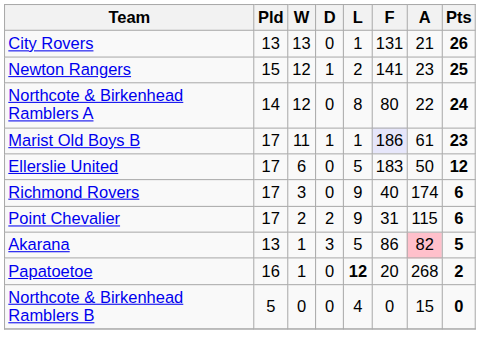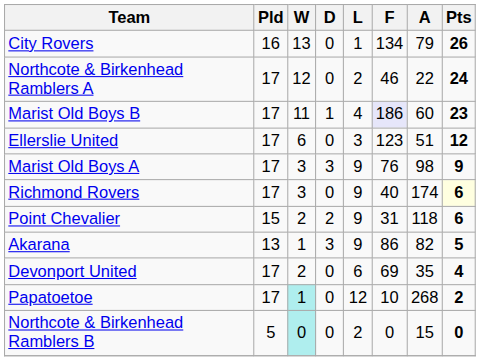(271, 43) 13 -> (271, 43) 16
(390, 43) 131 -> (390, 43) 134
(425, 43) 21 -> (425, 43) 79
- row: (70, 69)
(271, 105) 14 -> (271, 79) 17
(358, 105) 8 -> (358, 79) 2
(390, 105) 80 -> (390, 79) 46
(358, 140) 1 -> (358, 114) 4
(425, 140) 61 -> (425, 114) 60
(358, 166) 5 -> (358, 140) 3
(390, 166) 183 -> (390, 140) 123
(425, 166) 50 -> (425, 140) 51
+ row: (74, 166)
(459, 192) no background -> (459, 192) lightyellow background
(271, 219) 17 -> (271, 219) 15
(425, 219) 115 -> (425, 219) 118
(358, 245) 5 -> (358, 245) 9
(425, 245) pink background -> (425, 245) no background
+ row: (72, 271)
(271, 271) 16 -> (271, 297) 17
(301, 271) no background -> (301, 297) paleturquoise background
(358, 271) bold -> (358, 297) normal
(390, 271) 20 -> (390, 297) 10
(301, 306) no background -> (301, 332) paleturquoise background
(358, 306) 4 -> (358, 332) 2
